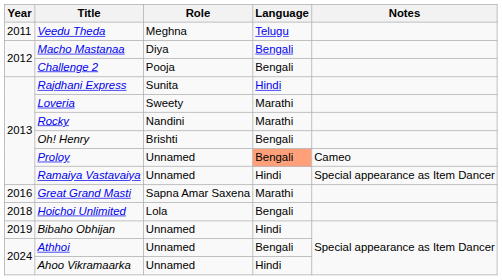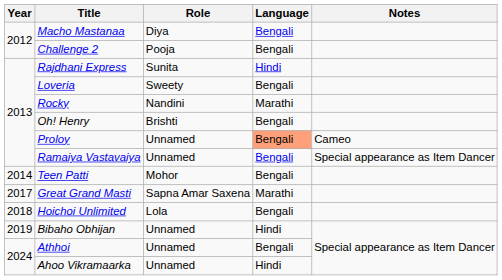- row: (71, 31)
(274, 103) Marathi -> (274, 85) Bengali
(268, 175) Hindi -> (274, 157) Bengali
+ row: (63, 175)
(20, 193) 2016 -> (20, 193) 2017
